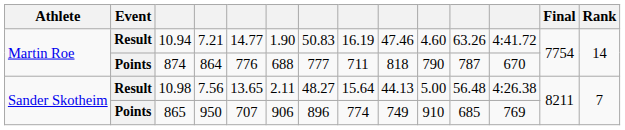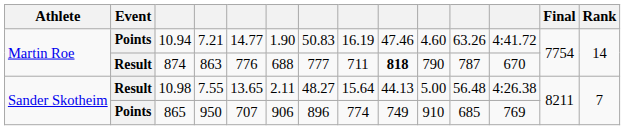(133, 40) Result -> (133, 40) Points
(133, 64) Points -> (133, 64) Result
(211, 64) 864 -> (211, 64) 863
(398, 64) normal -> (398, 64) bold
(211, 88) 7.56 -> (211, 88) 7.55
